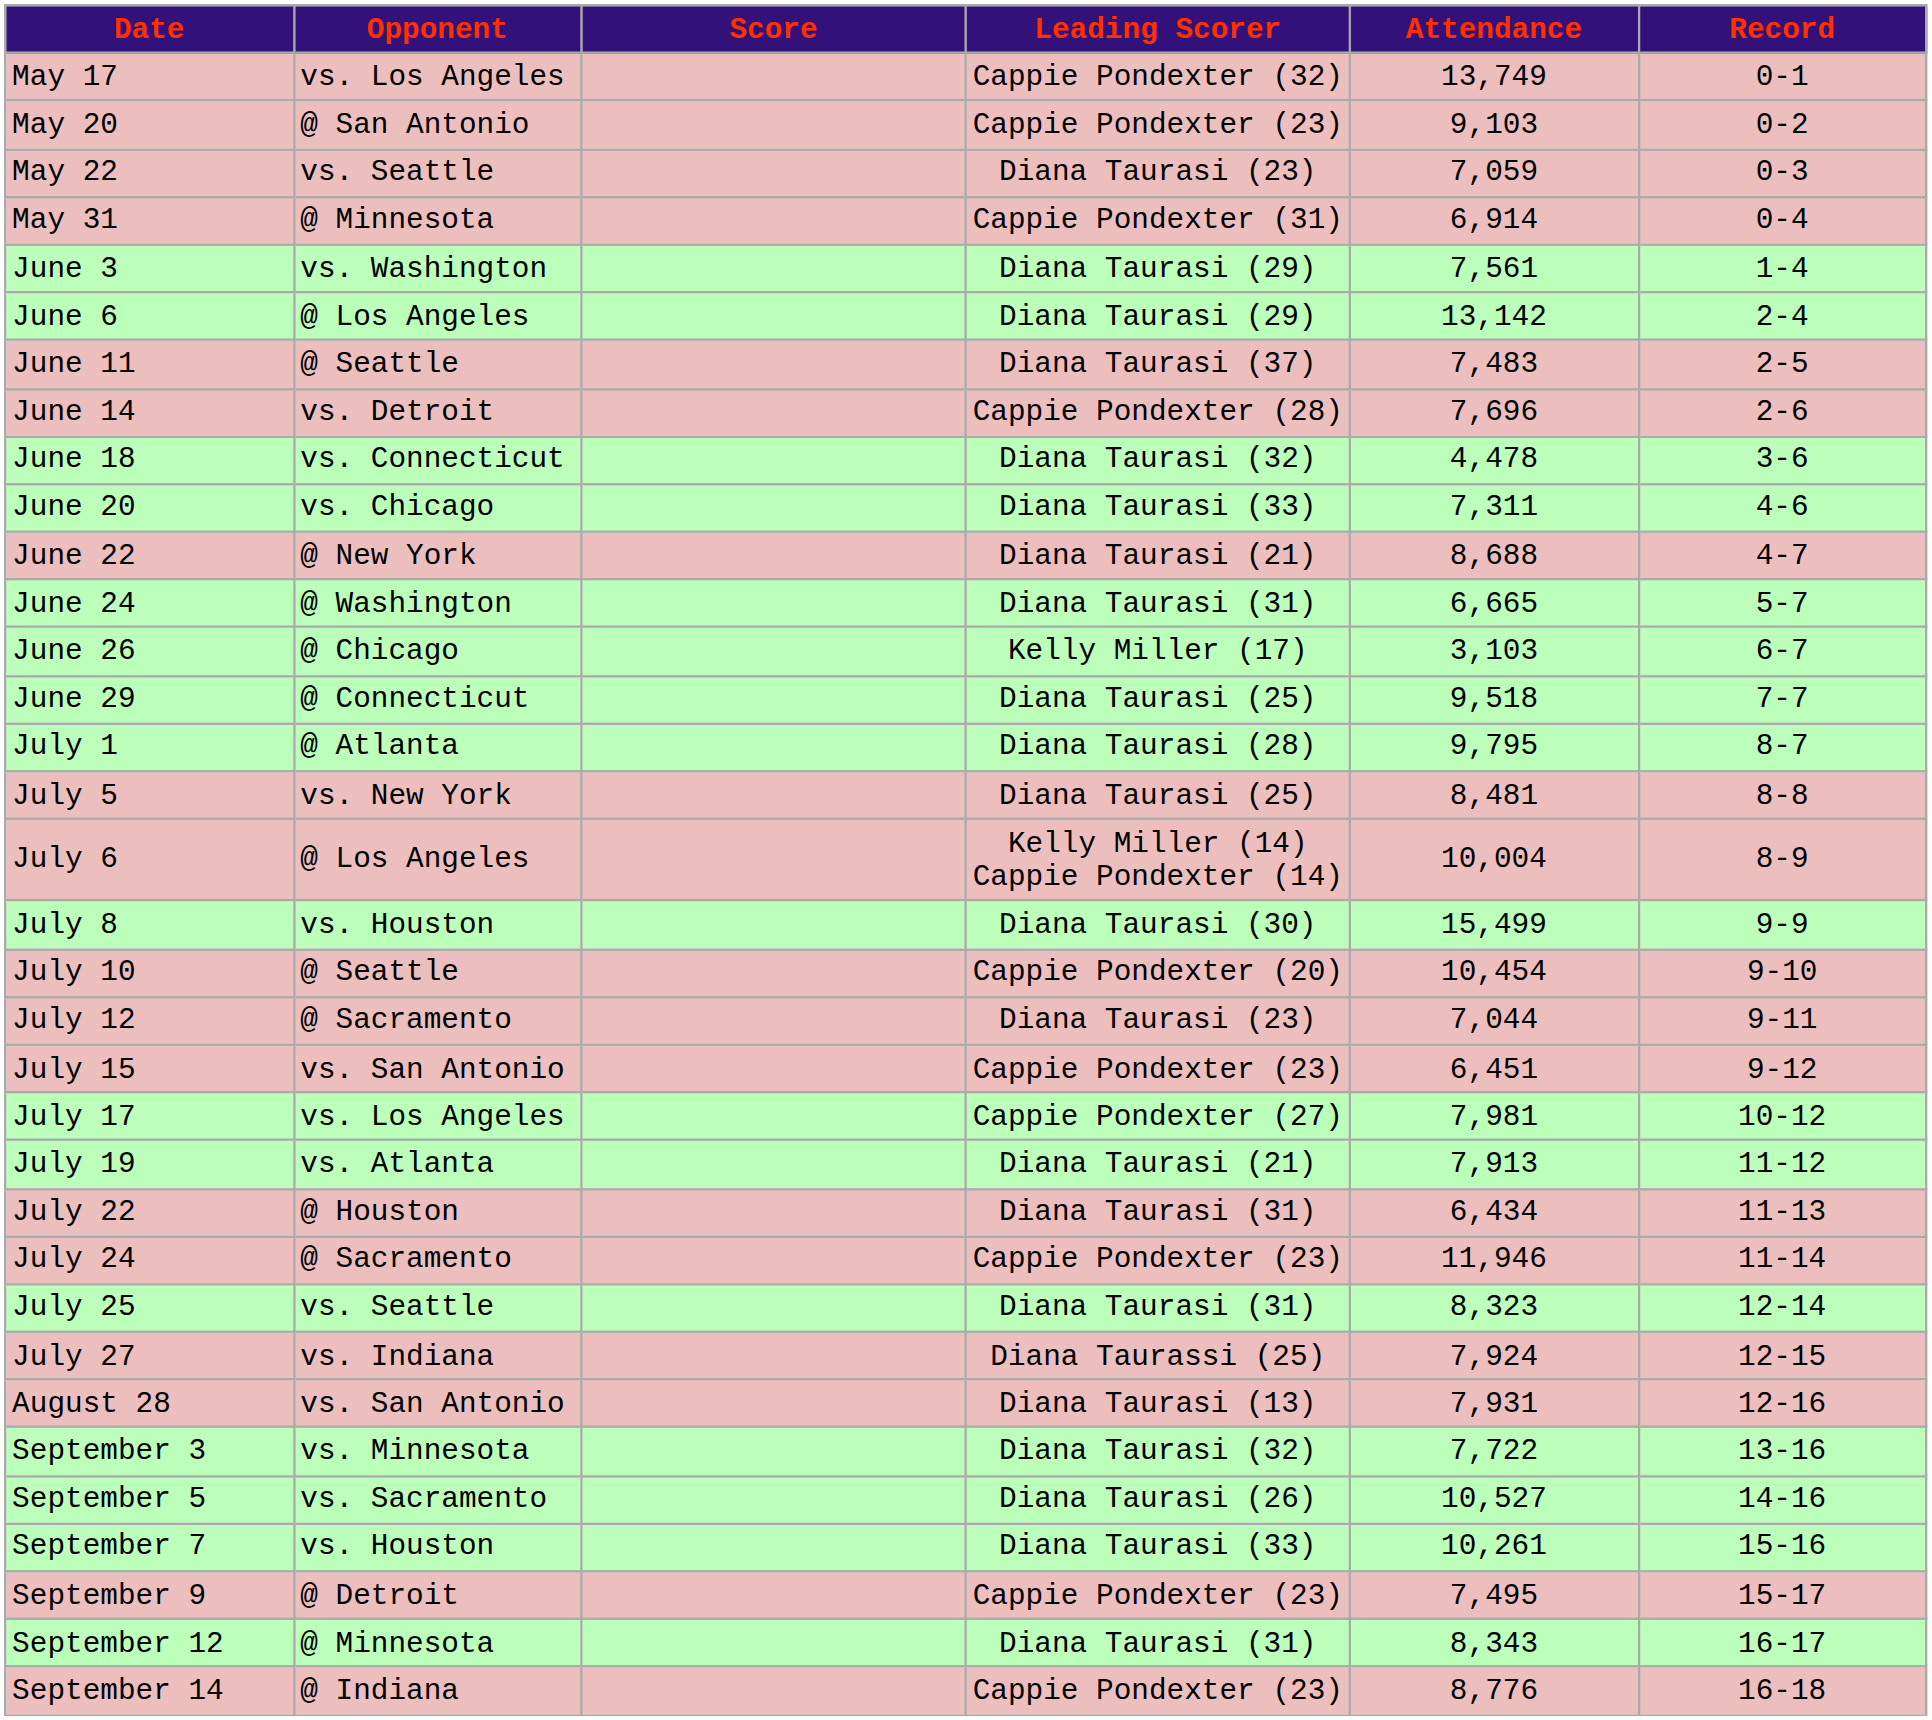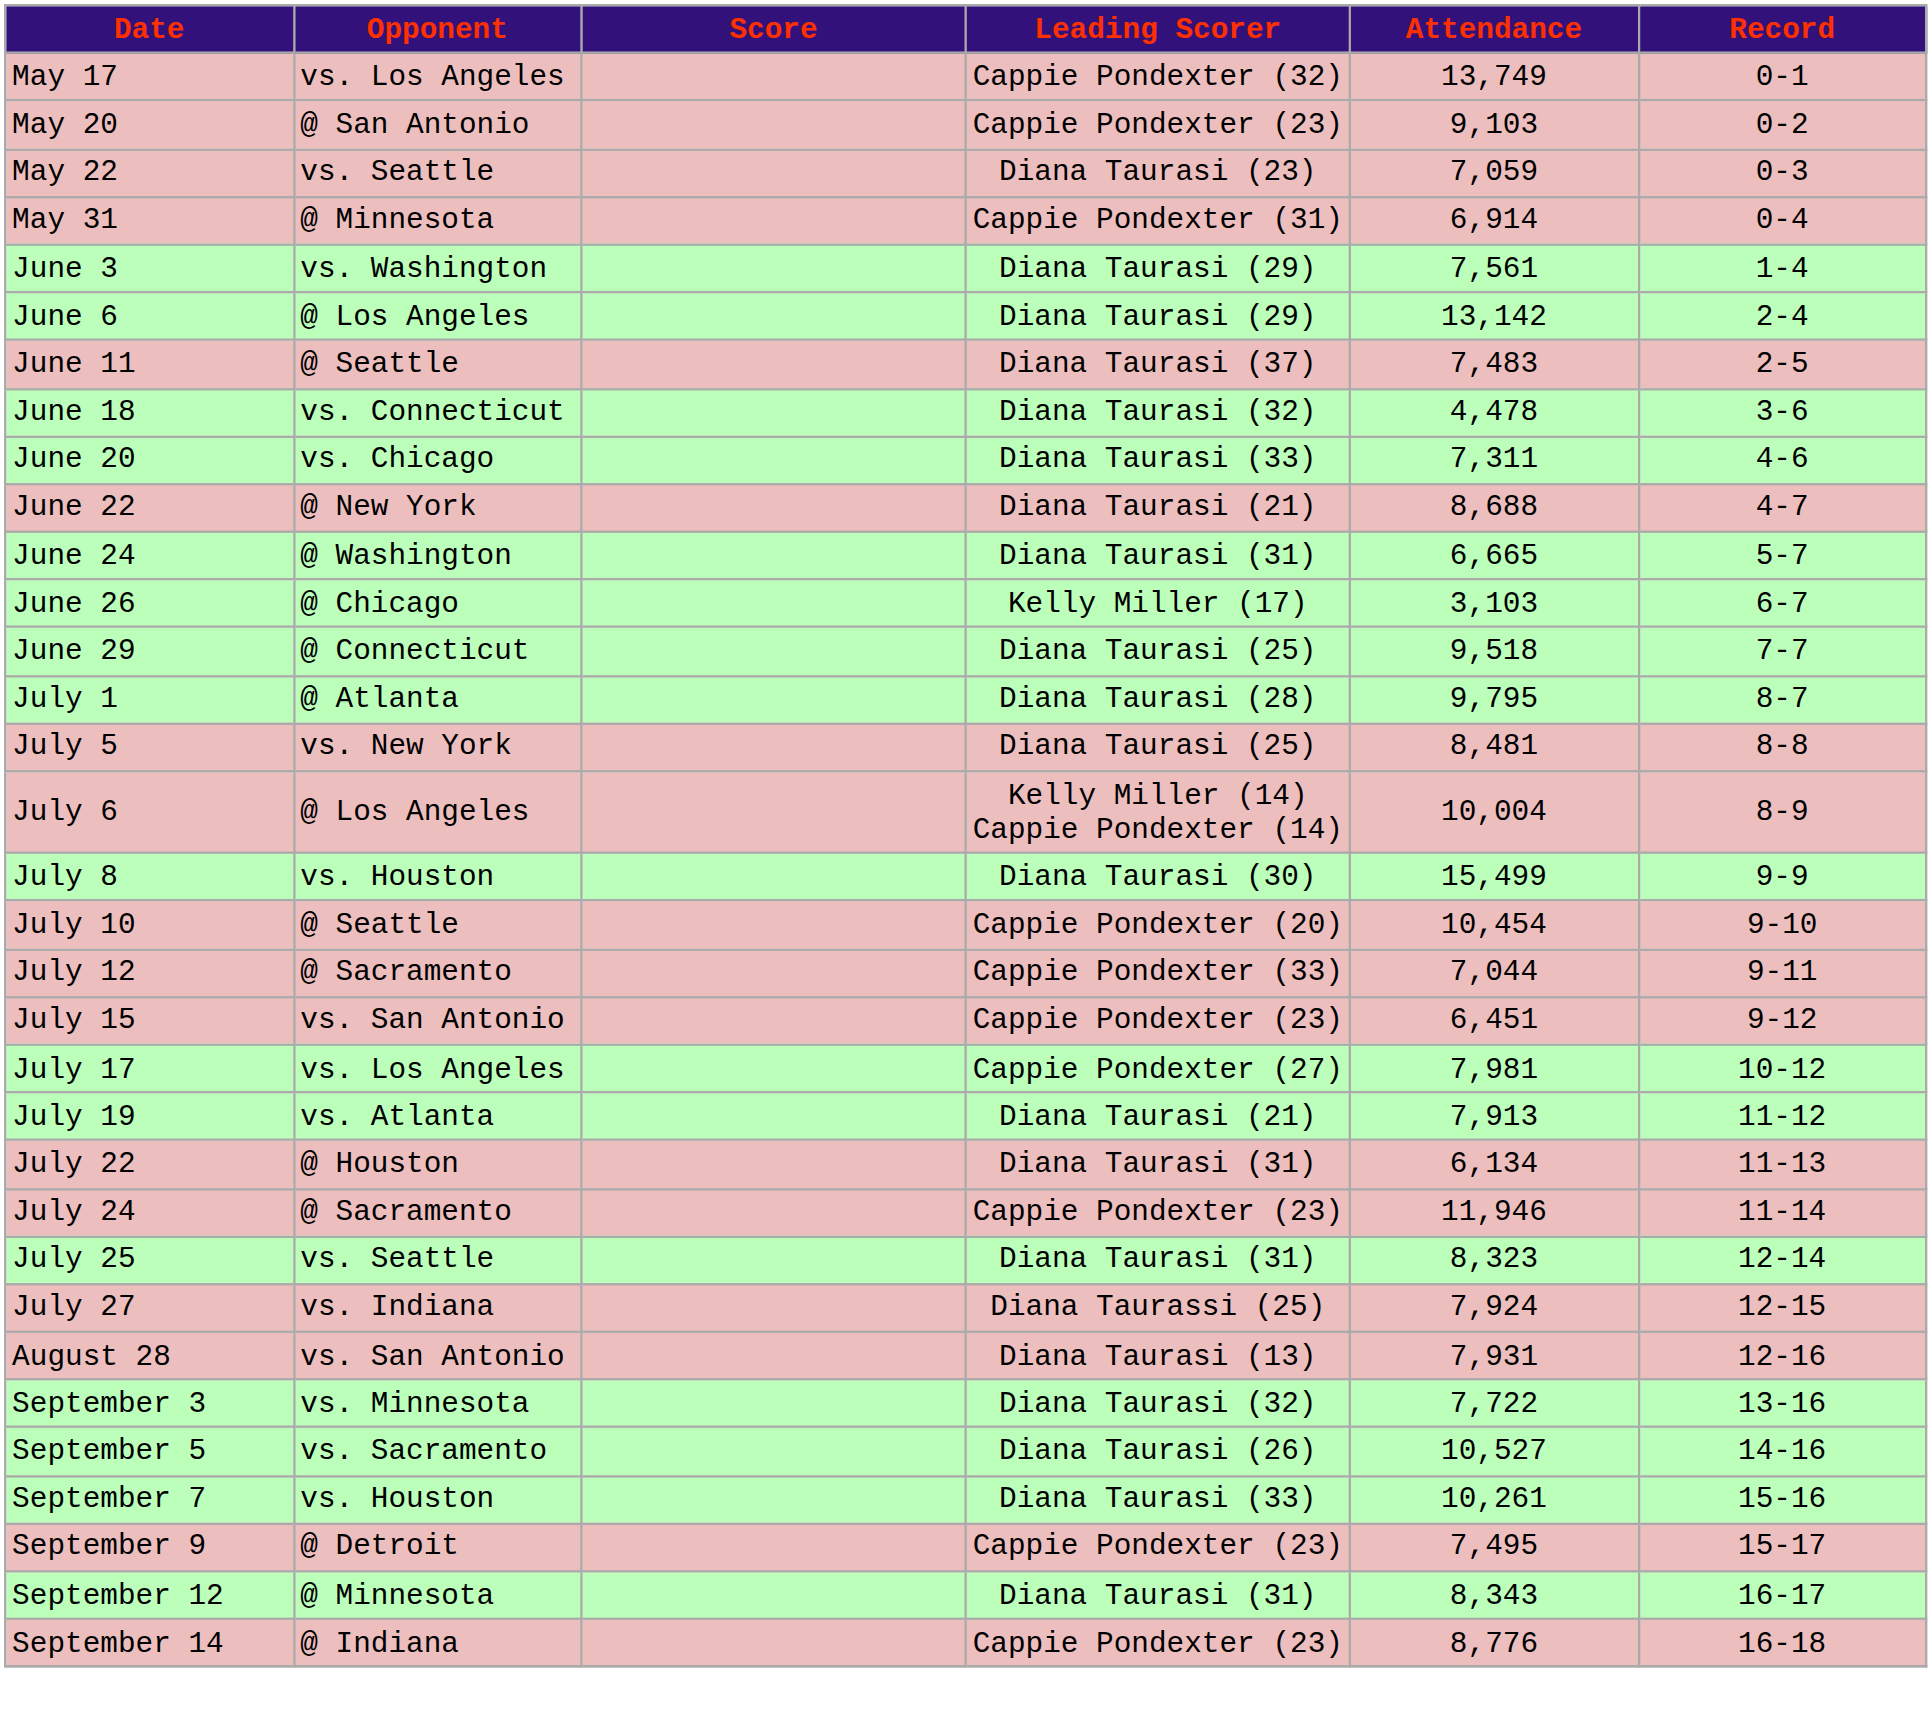- row: (74, 412)
(1158, 1021) Diana Taurasi (23) -> (1158, 973) Cappie Pondexter (33)
(1494, 1212) 6,434 -> (1494, 1164) 6,134
